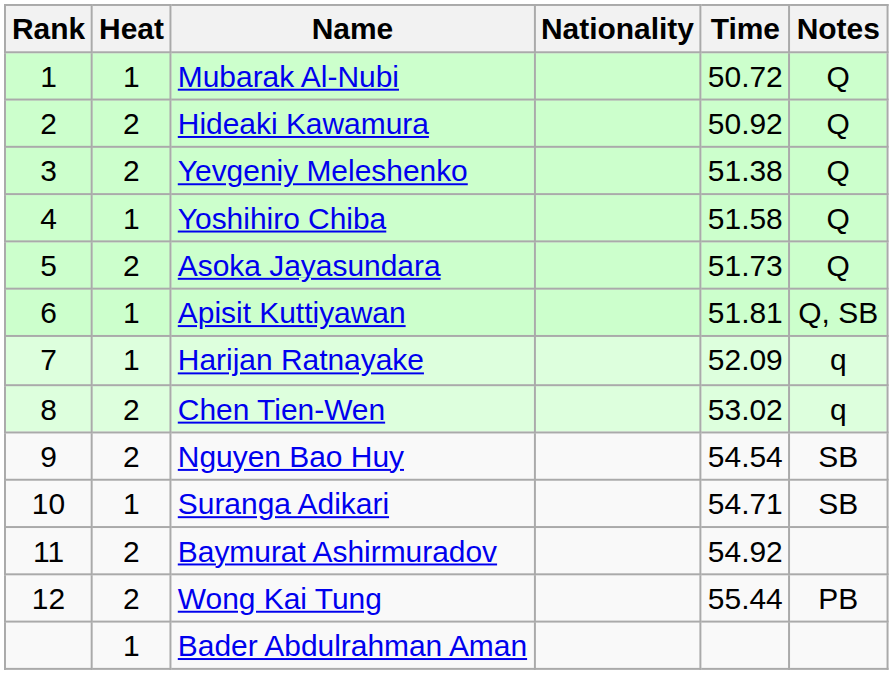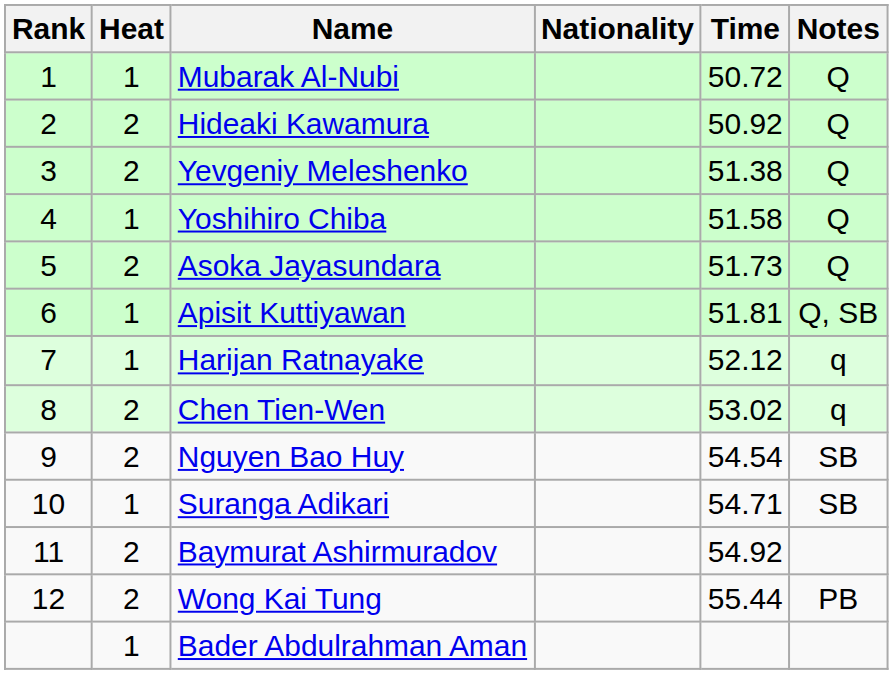(745, 361) 52.09 -> (745, 361) 52.12
